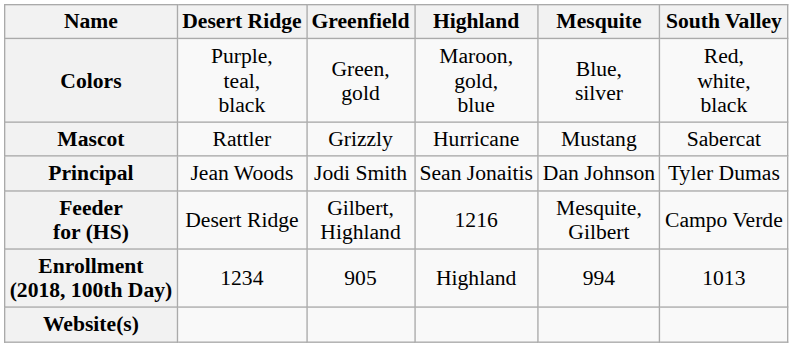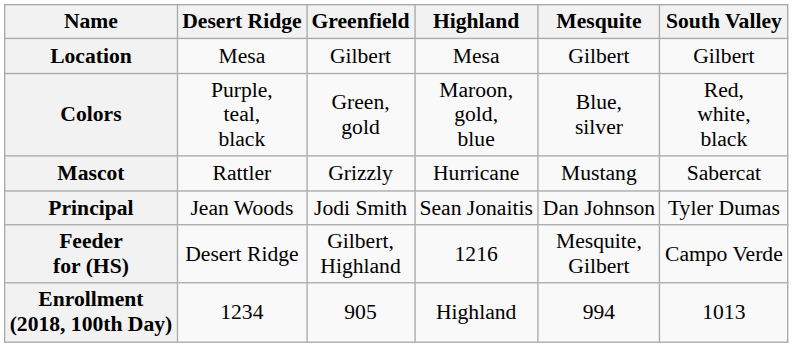+ row: (91, 55)
- row: (91, 324)
